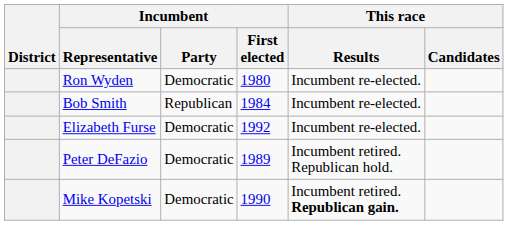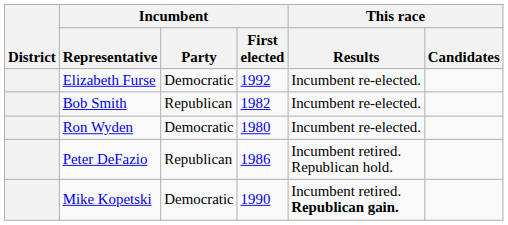rows swapped: (109, 127) <-> (98, 80)
(255, 103) 1984 -> (255, 103) 1982
(199, 159) Democratic -> (198, 159) Republican
(255, 159) 1989 -> (255, 159) 1986
